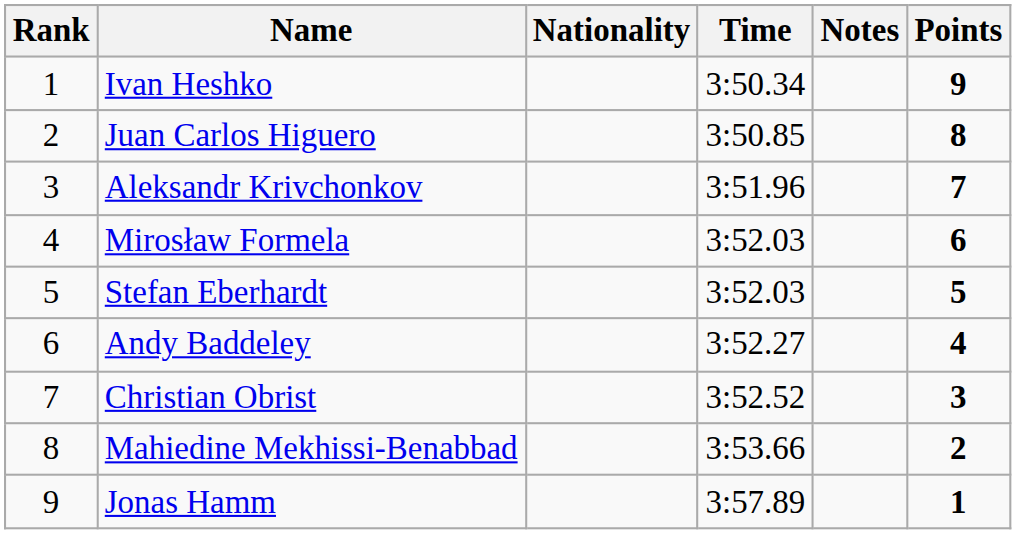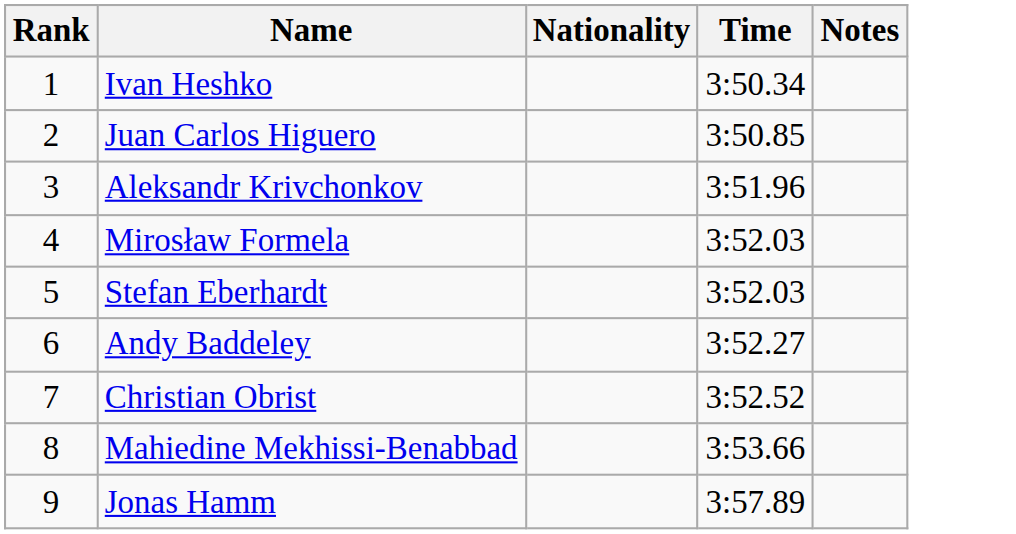- column: (958, 30)
